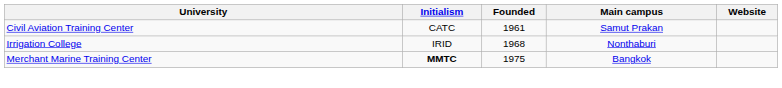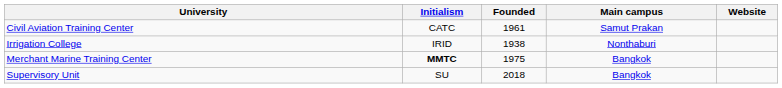(514, 43) 1968 -> (514, 43) 1938
+ row: (43, 75)
